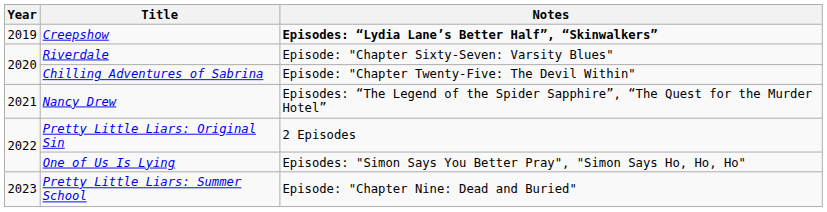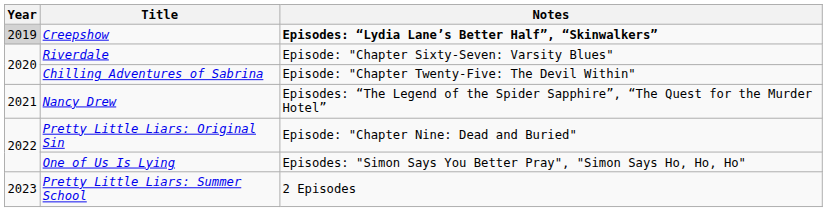(22, 34) no background -> (22, 34) lightgrey background
(319, 135) 2 Episodes -> (430, 135) Episode: "Chapter Nine: Dead and Buried"
(430, 189) Episode: "Chapter Nine: Dead and Buried" -> (319, 189) 2 Episodes
